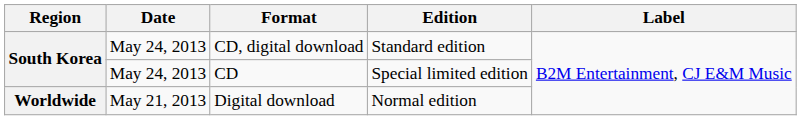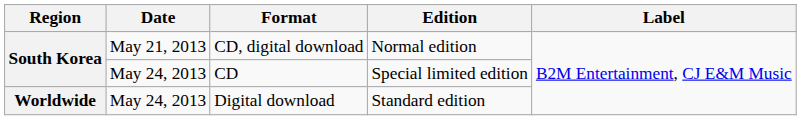(158, 45) May 24, 2013 -> (158, 45) May 21, 2013
(428, 45) Standard edition -> (424, 45) Normal edition
(158, 100) May 21, 2013 -> (158, 100) May 24, 2013
(424, 100) Normal edition -> (428, 100) Standard edition
